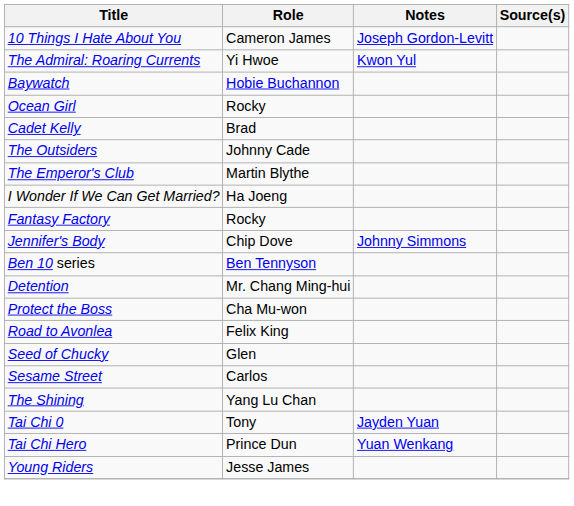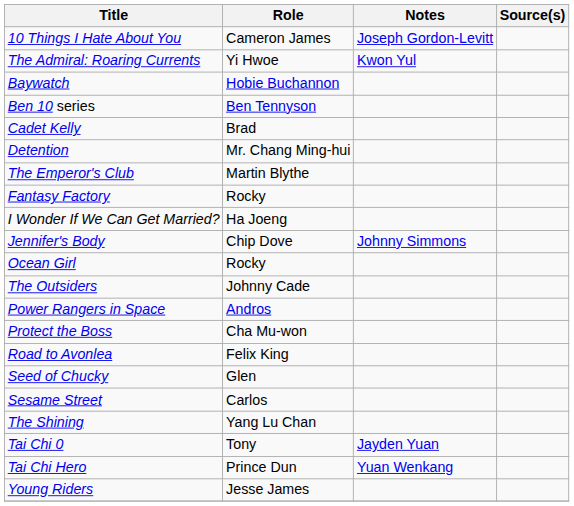rows swapped: (51, 264) <-> (42, 106)
rows swapped: (38, 286) <-> (52, 151)
rows swapped: (59, 219) <-> (114, 196)
+ row: (86, 309)
